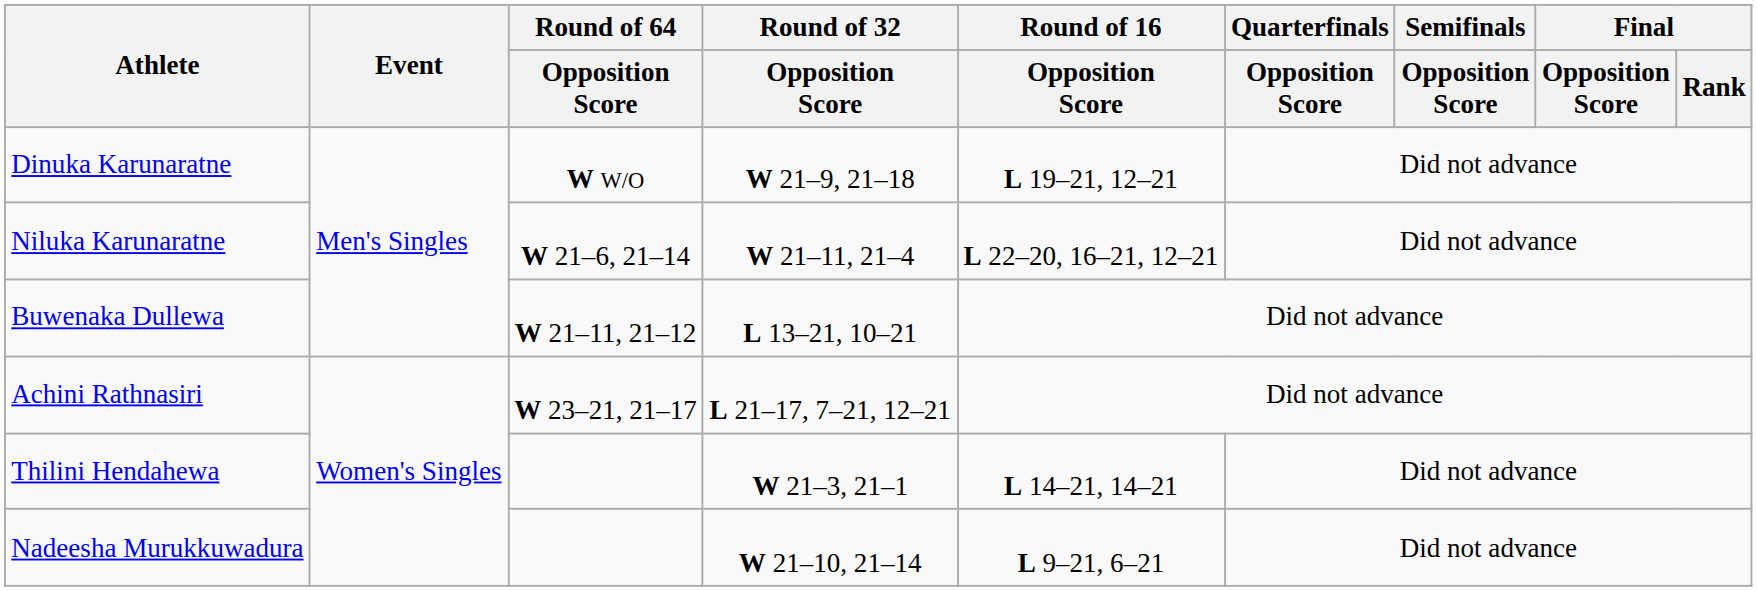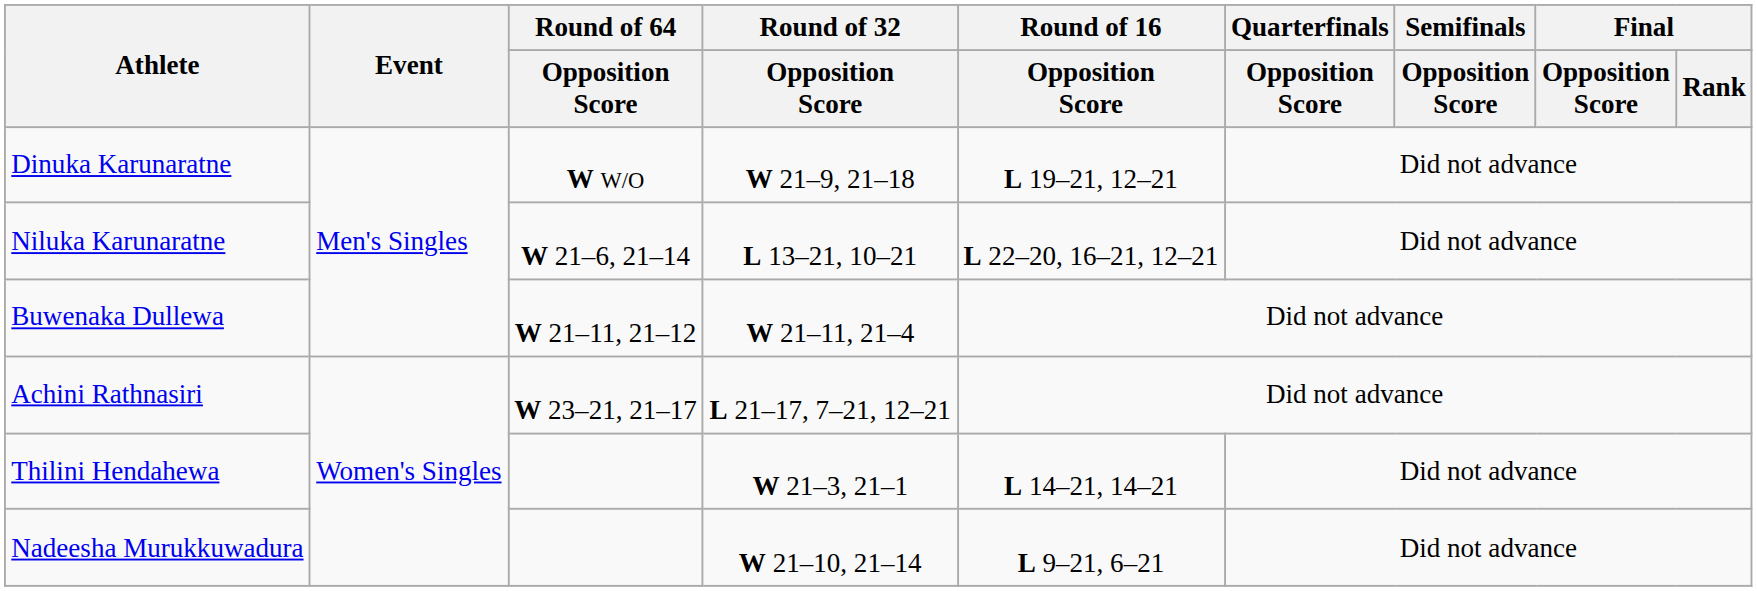(830, 257) W 21–11, 21–4 -> (830, 257) L 13–21, 10–21
(830, 333) L 13–21, 10–21 -> (830, 333) W 21–11, 21–4
